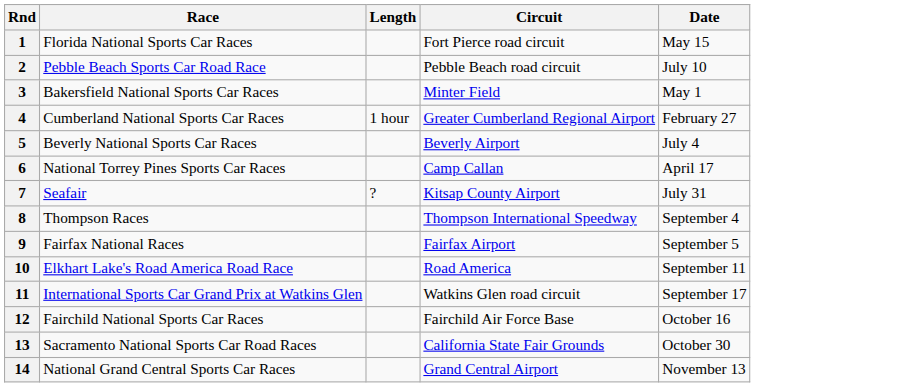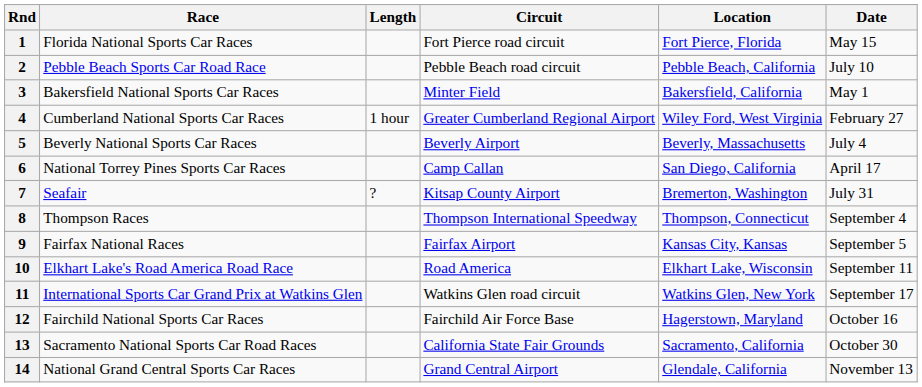+ column: (742, 17)
